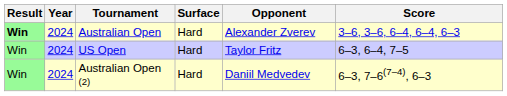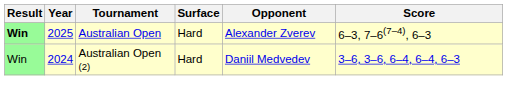(60, 31) 2024 -> (60, 33) 2025
(399, 31) 3–6, 3–6, 6–4, 6–4, 6–3 -> (385, 33) 6–3, 7–6(7–4), 6–3
- row: (102, 50)
(385, 74) 6–3, 7–6(7–4), 6–3 -> (399, 59) 3–6, 3–6, 6–4, 6–4, 6–3
